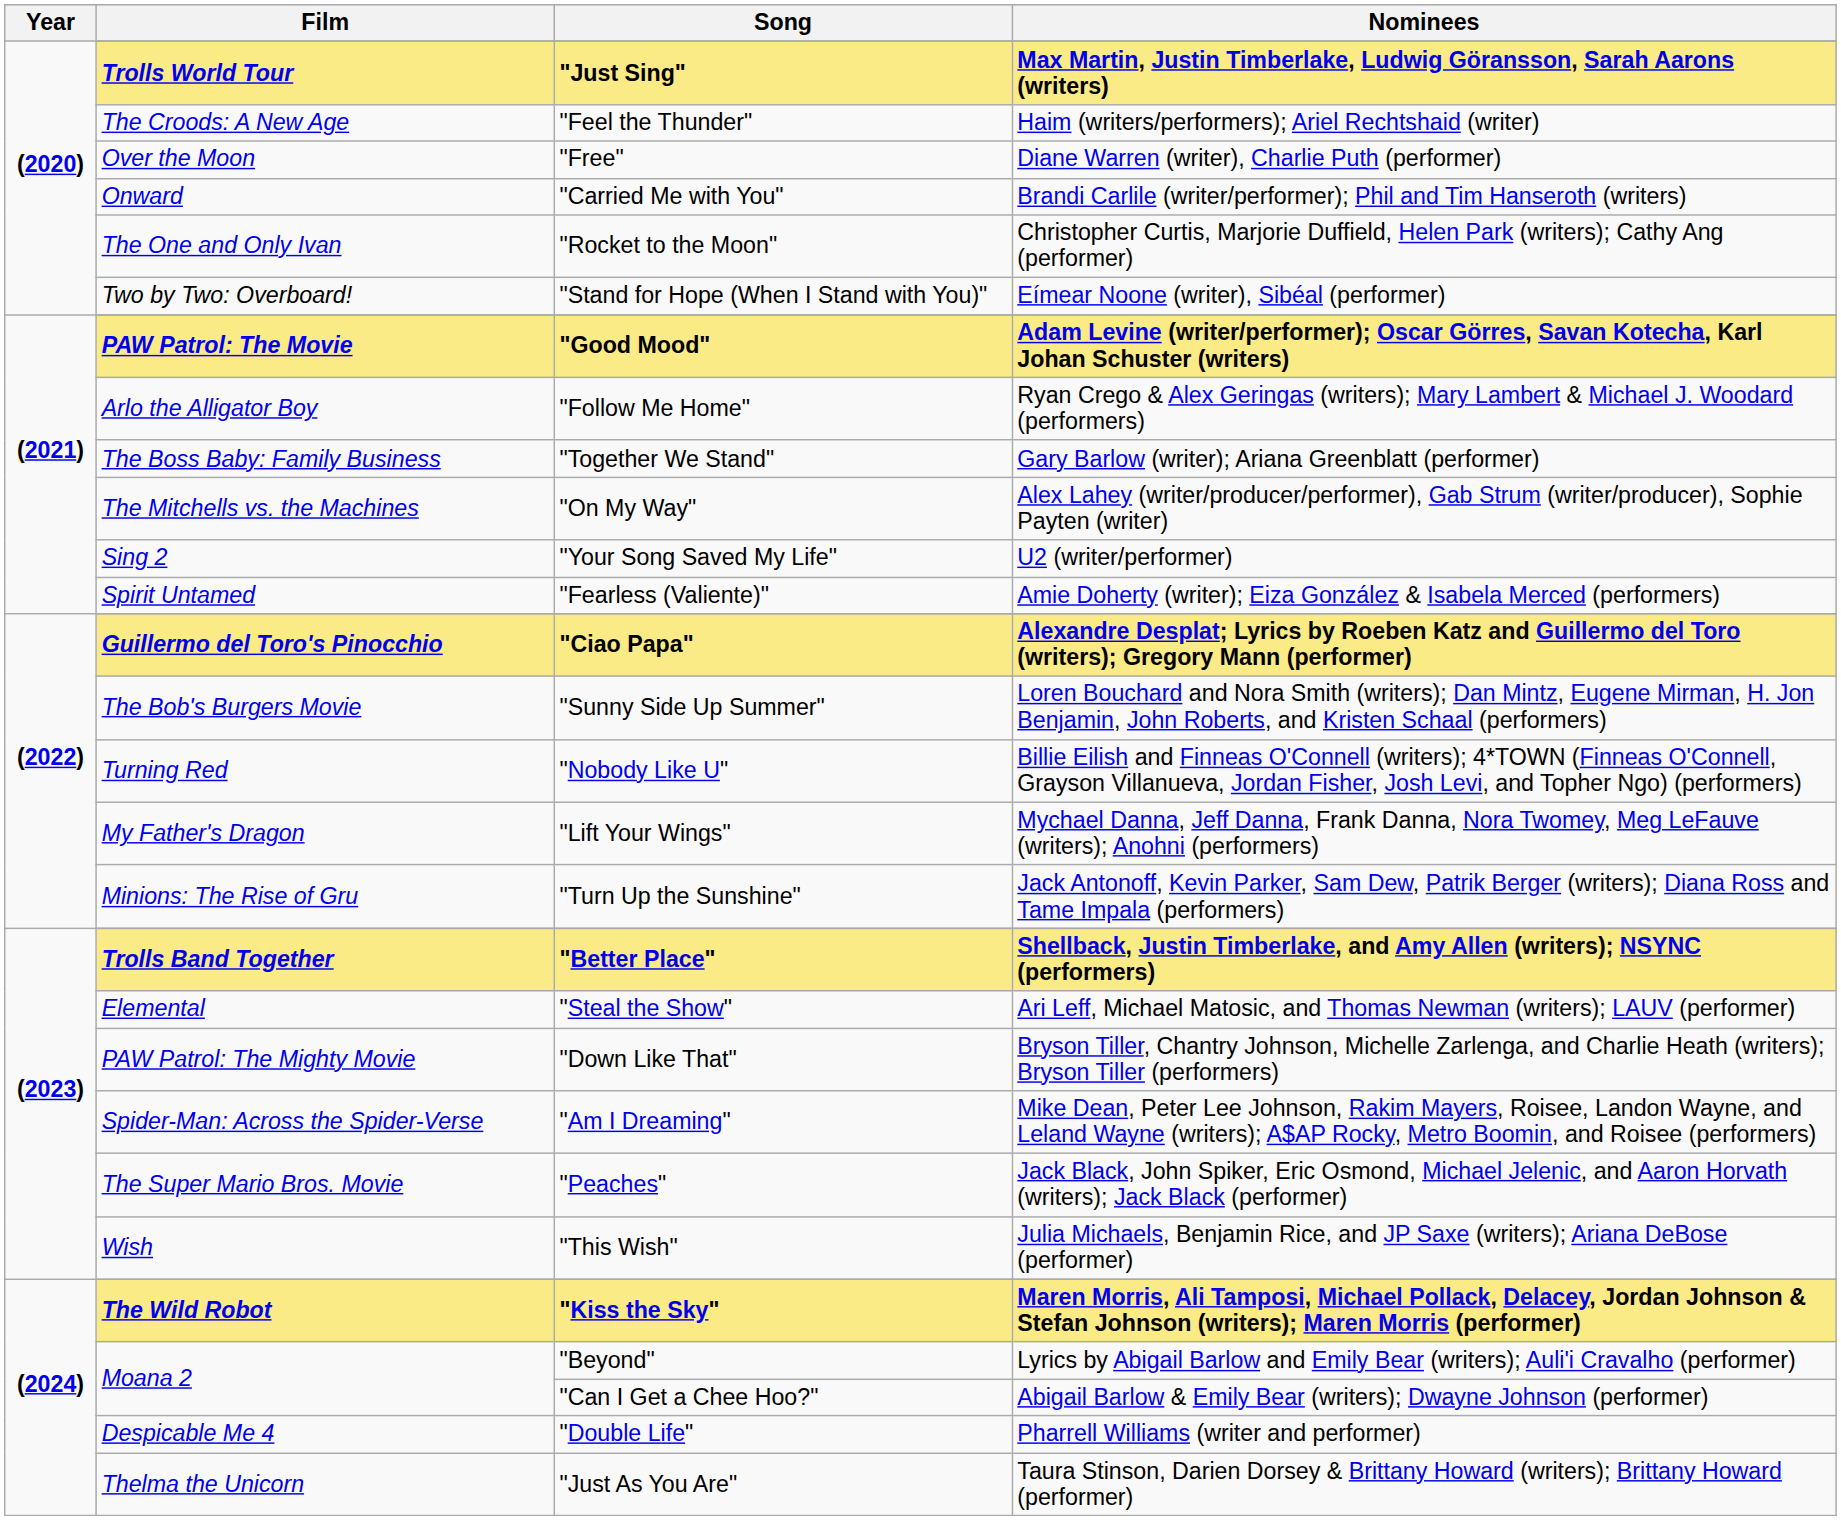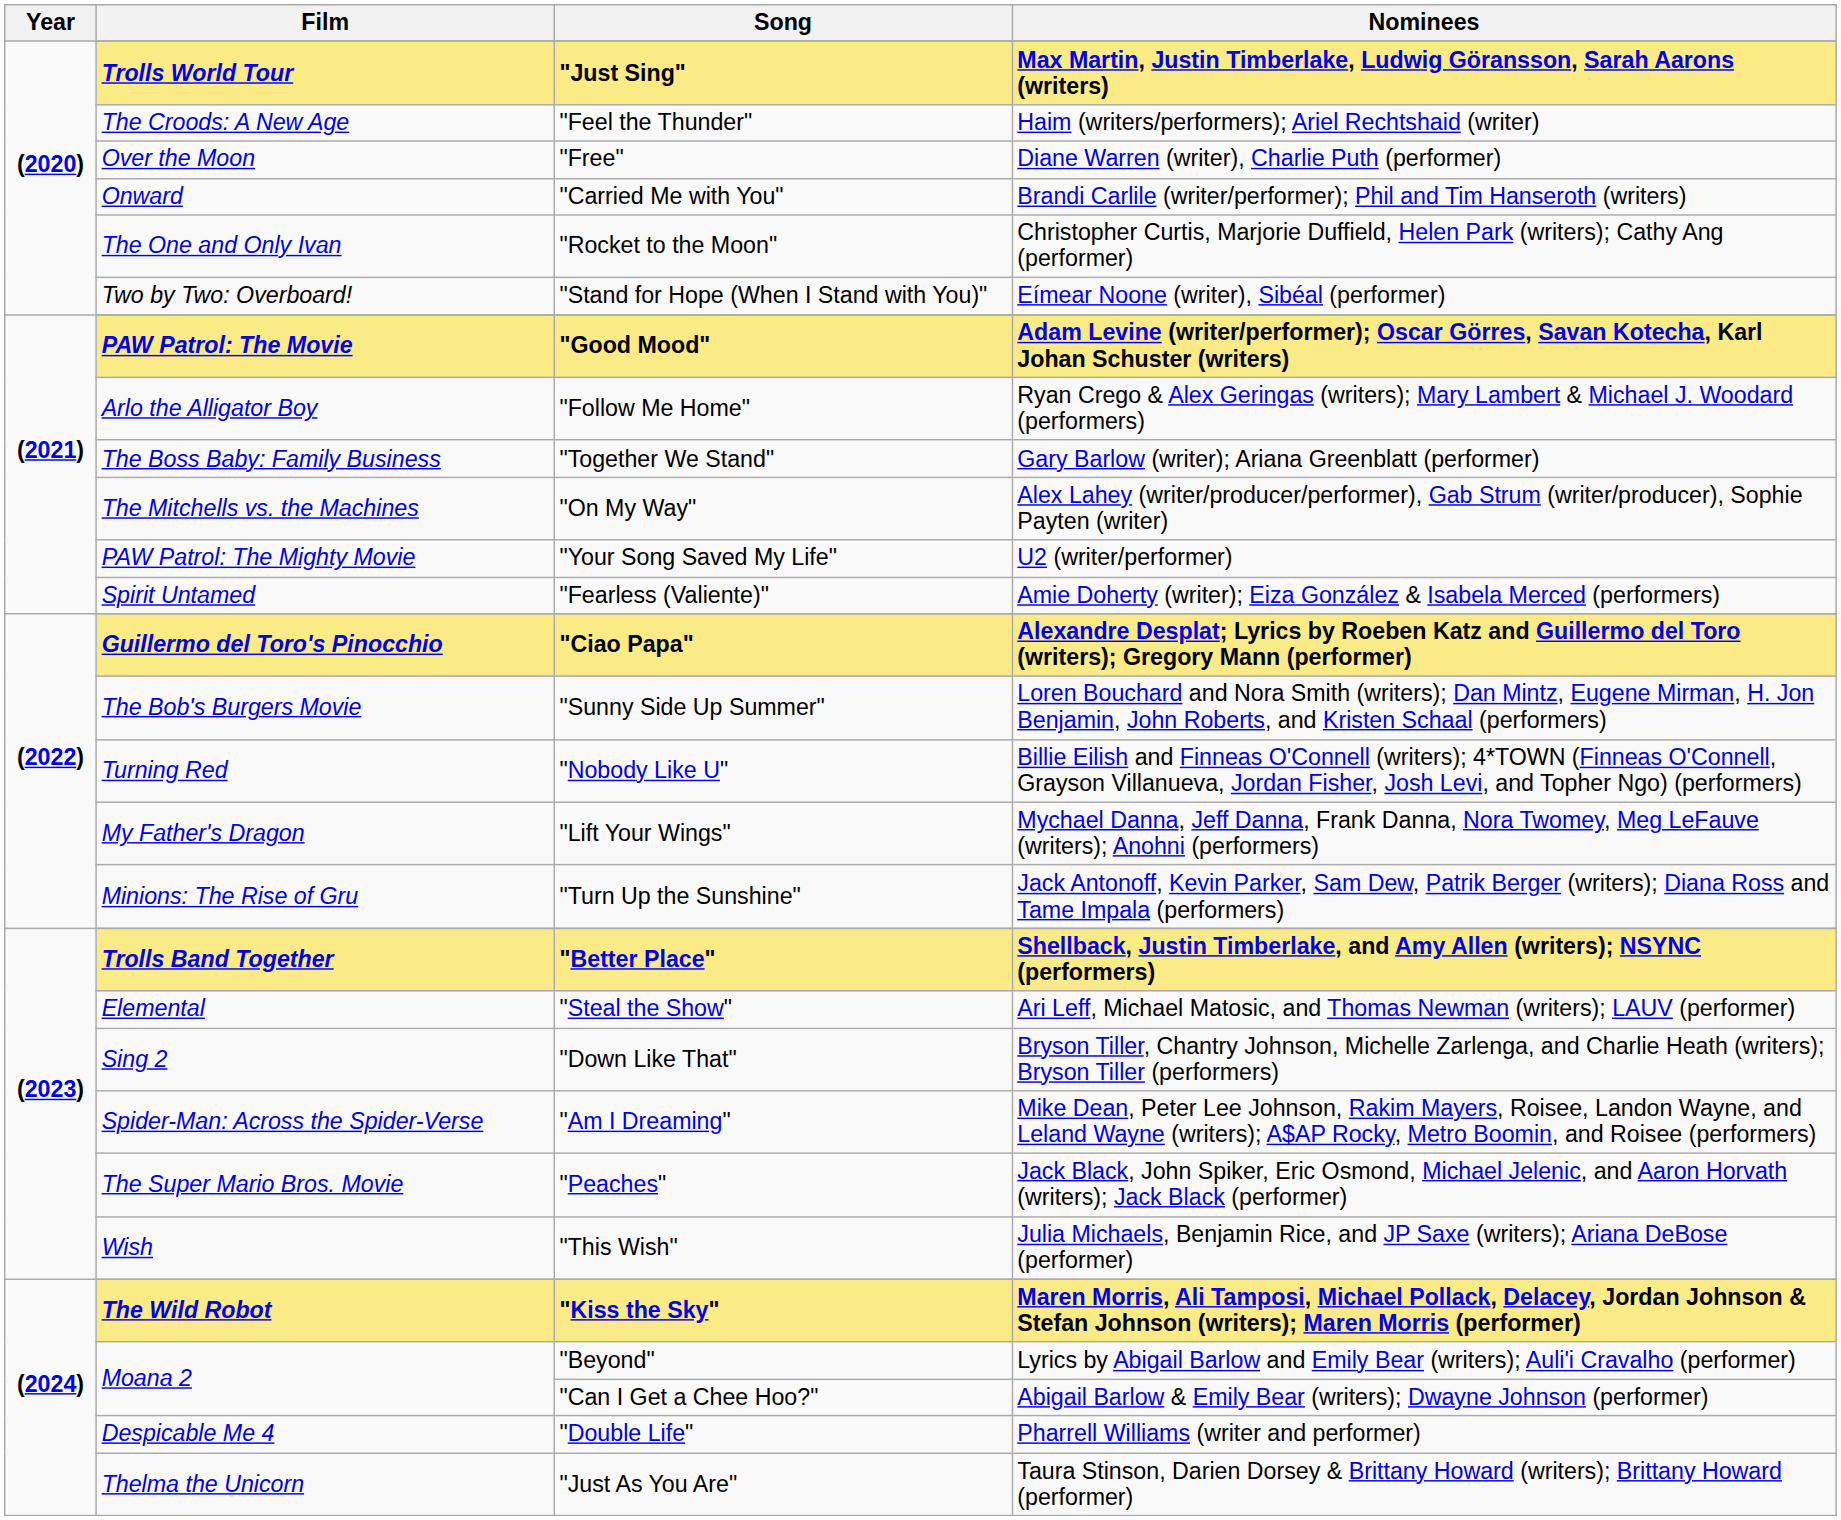(135, 558) Sing 2 -> (258, 558) PAW Patrol: The Mighty Movie
(258, 1058) PAW Patrol: The Mighty Movie -> (135, 1058) Sing 2
